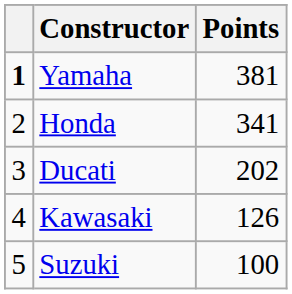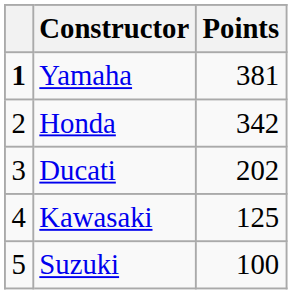(258, 123) 341 -> (258, 123) 342
(258, 217) 126 -> (258, 217) 125
